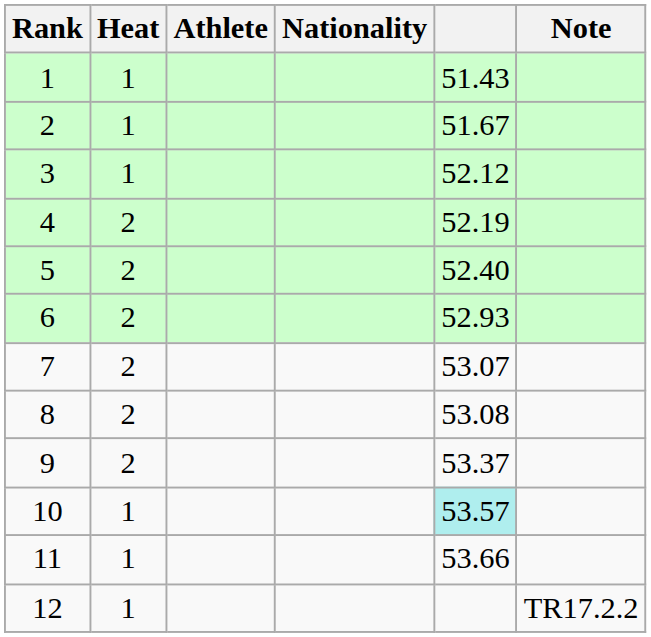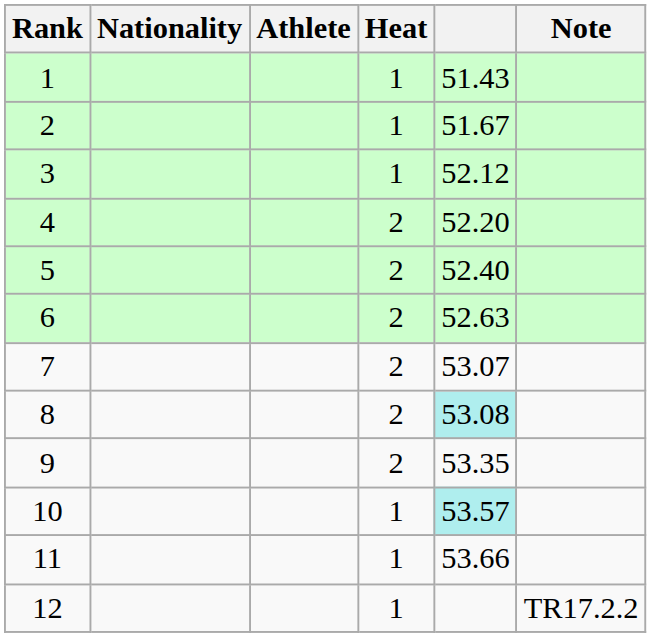columns swapped: (128, 28) <-> (355, 28)
(475, 221) 52.19 -> (475, 221) 52.20
(475, 317) 52.93 -> (475, 317) 52.63
(475, 414) no background -> (475, 414) paleturquoise background
(475, 462) 53.37 -> (475, 462) 53.35
